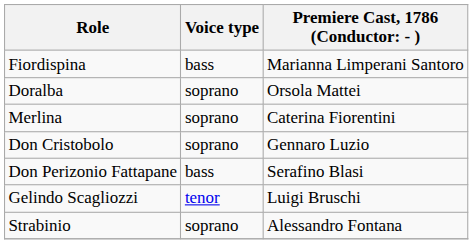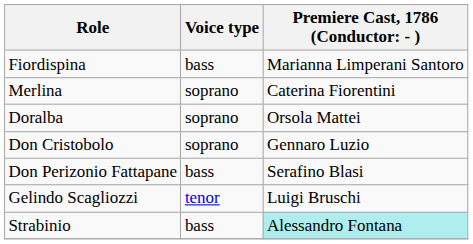rows swapped: (36, 90) <-> (35, 117)
(212, 225) soprano -> (199, 225) bass
(335, 225) no background -> (335, 225) paleturquoise background
